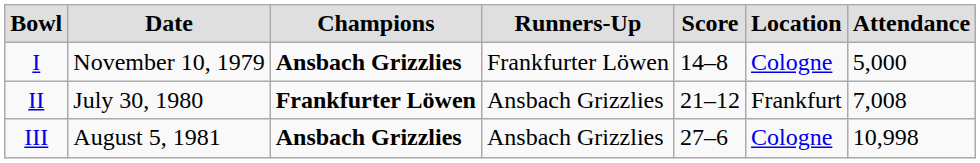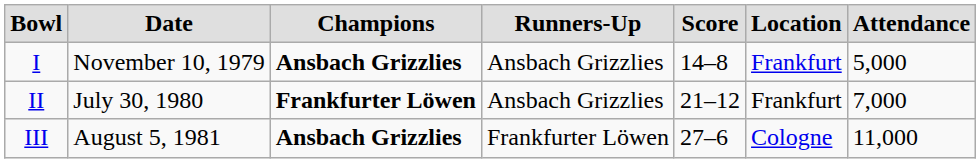(578, 61) Frankfurter Löwen -> (575, 61) Ansbach Grizzlies
(792, 61) Cologne -> (796, 61) Frankfurt
(880, 99) 7,008 -> (880, 99) 7,000
(575, 137) Ansbach Grizzlies -> (578, 137) Frankfurter Löwen
(886, 137) 10,998 -> (885, 137) 11,000
